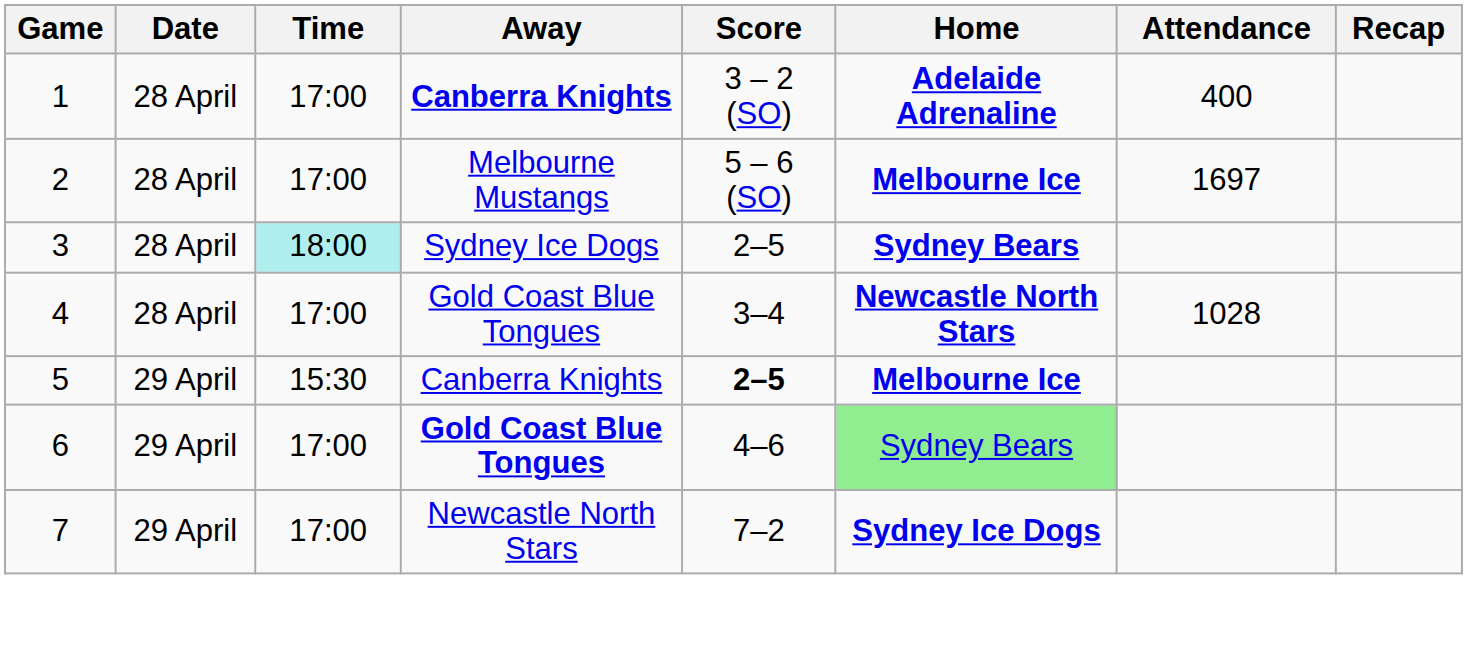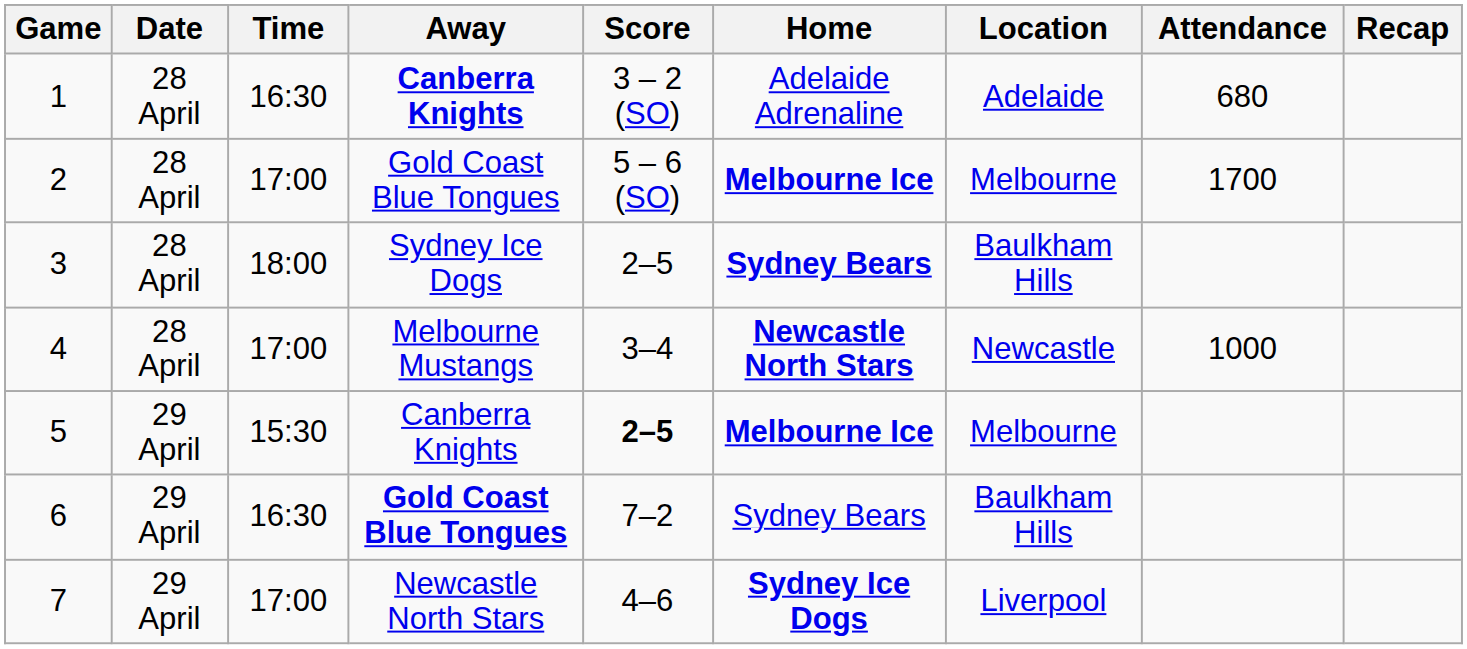+ column: (1043, 29)
(328, 95) 17:00 -> (288, 95) 16:30
(977, 95) bold -> (829, 95) normal
(1227, 95) 400 -> (1242, 95) 680
(541, 179) Melbourne Mustangs -> (466, 179) Gold Coast Blue Tongues
(1227, 179) 1697 -> (1242, 179) 1700
(328, 246) paleturquoise background -> (288, 264) no background
(541, 313) Gold Coast Blue Tongues -> (466, 348) Melbourne Mustangs
(1227, 313) 1028 -> (1242, 348) 1000
(328, 446) 17:00 -> (288, 516) 16:30
(759, 446) 4–6 -> (647, 516) 7–2
(977, 446) lightgreen background -> (829, 516) no background
(759, 530) 7–2 -> (647, 600) 4–6
